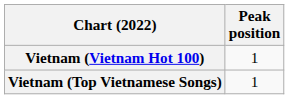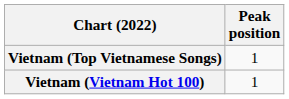rows swapped: (115, 57) <-> (115, 81)
